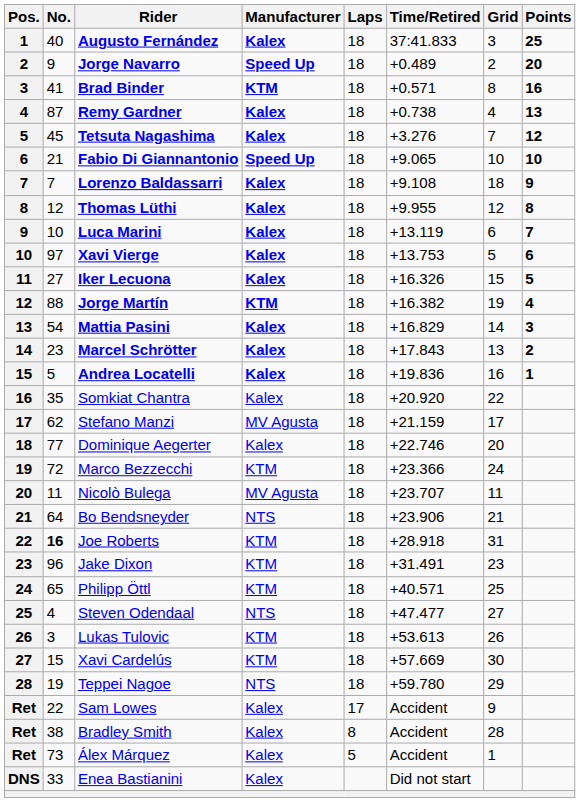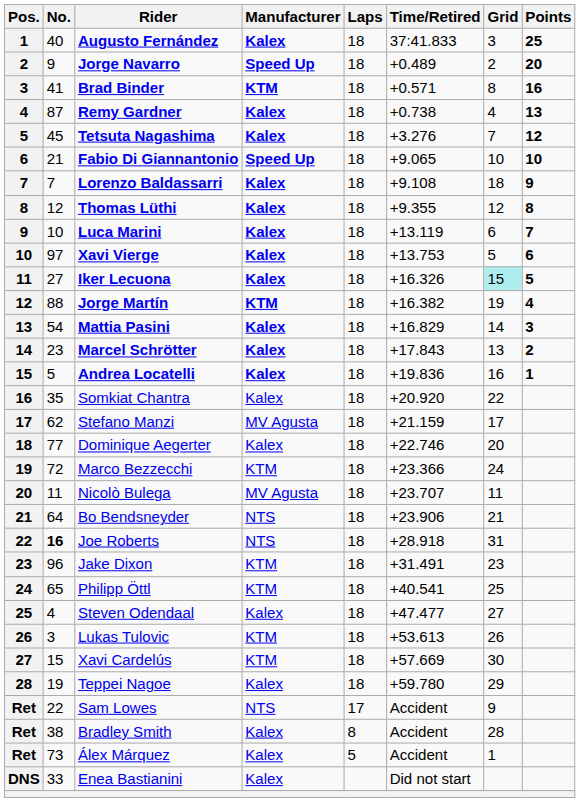(413, 207) +9.955 -> (413, 207) +9.355
(496, 279) no background -> (496, 279) paleturquoise background
(261, 541) KTM -> (260, 541) NTS
(417, 588) +40.571 -> (417, 588) +40.541
(260, 612) NTS -> (264, 612) Kalex
(260, 684) NTS -> (264, 684) Kalex
(264, 707) Kalex -> (260, 707) NTS
